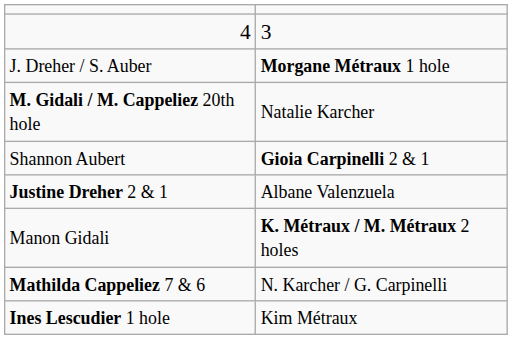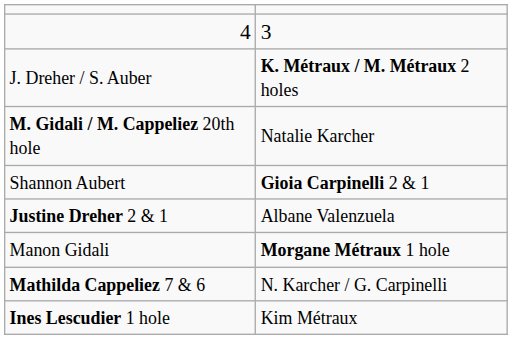(355, 66) Morgane Métraux 1 hole -> (365, 78) K. Métraux / M. Métraux 2 holes
(365, 238) K. Métraux / M. Métraux 2 holes -> (355, 250) Morgane Métraux 1 hole
